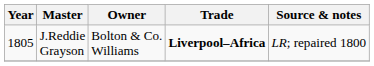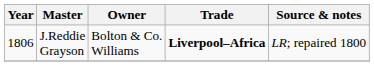(21, 43) 1805 -> (21, 43) 1806
